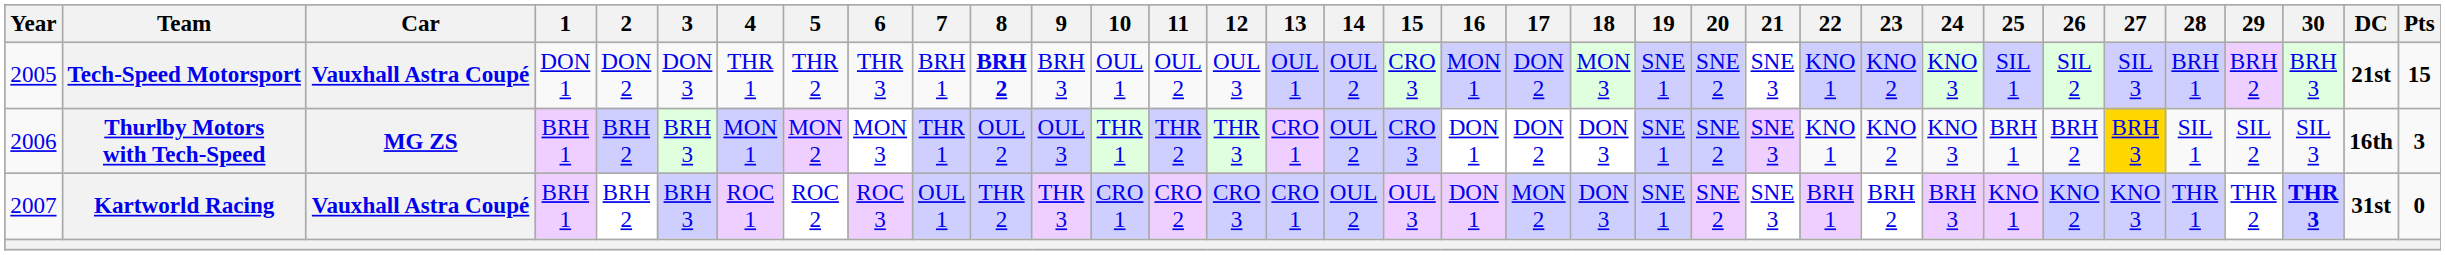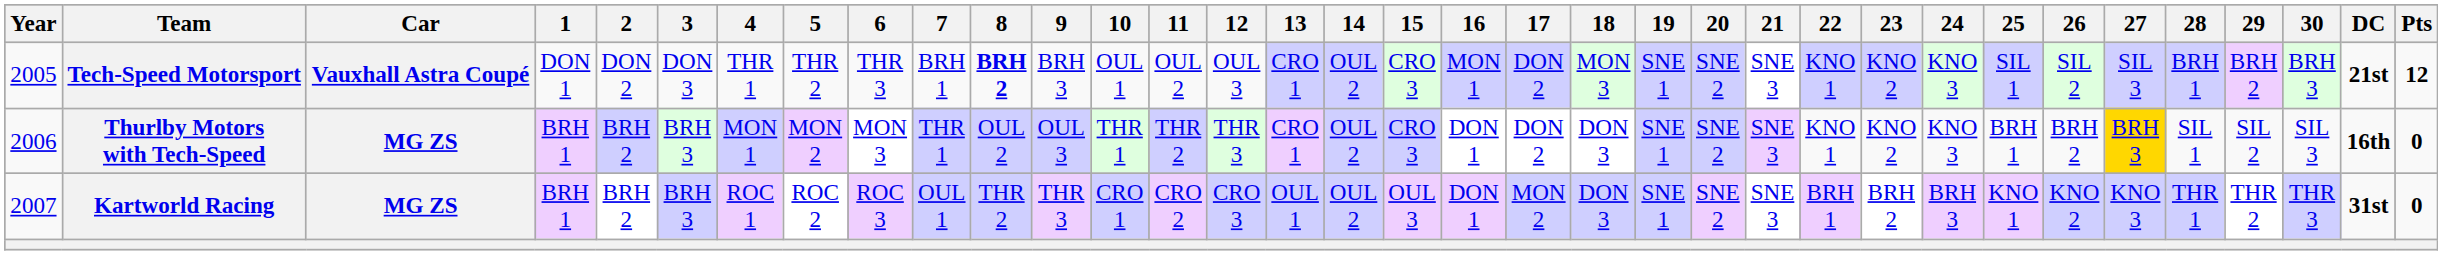(1295, 74) OUL 1 -> (1295, 74) CRO 1
(2419, 74) 15 -> (2417, 74) 12
(2419, 140) 3 -> (2417, 140) 0
(421, 205) Vauxhall Astra Coupé -> (421, 205) MG ZS
(1295, 205) CRO 1 -> (1295, 205) OUL 1
(2313, 205) bold -> (2312, 205) normal
